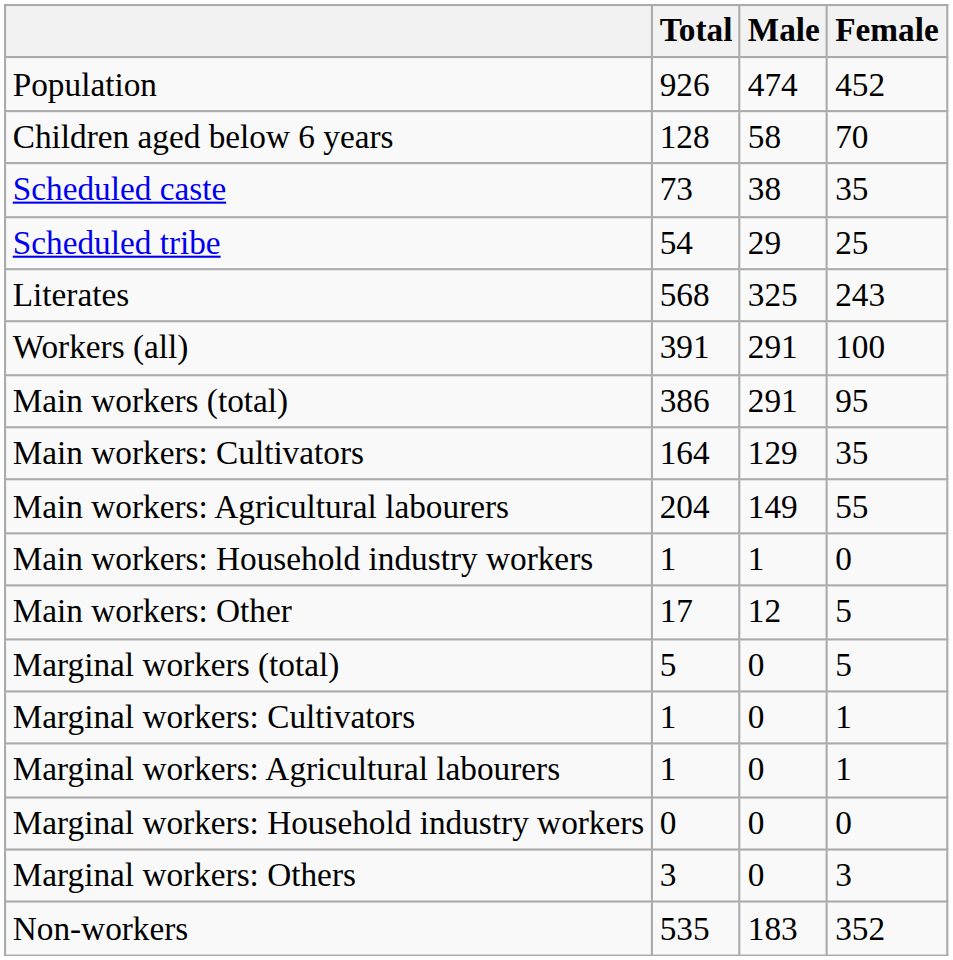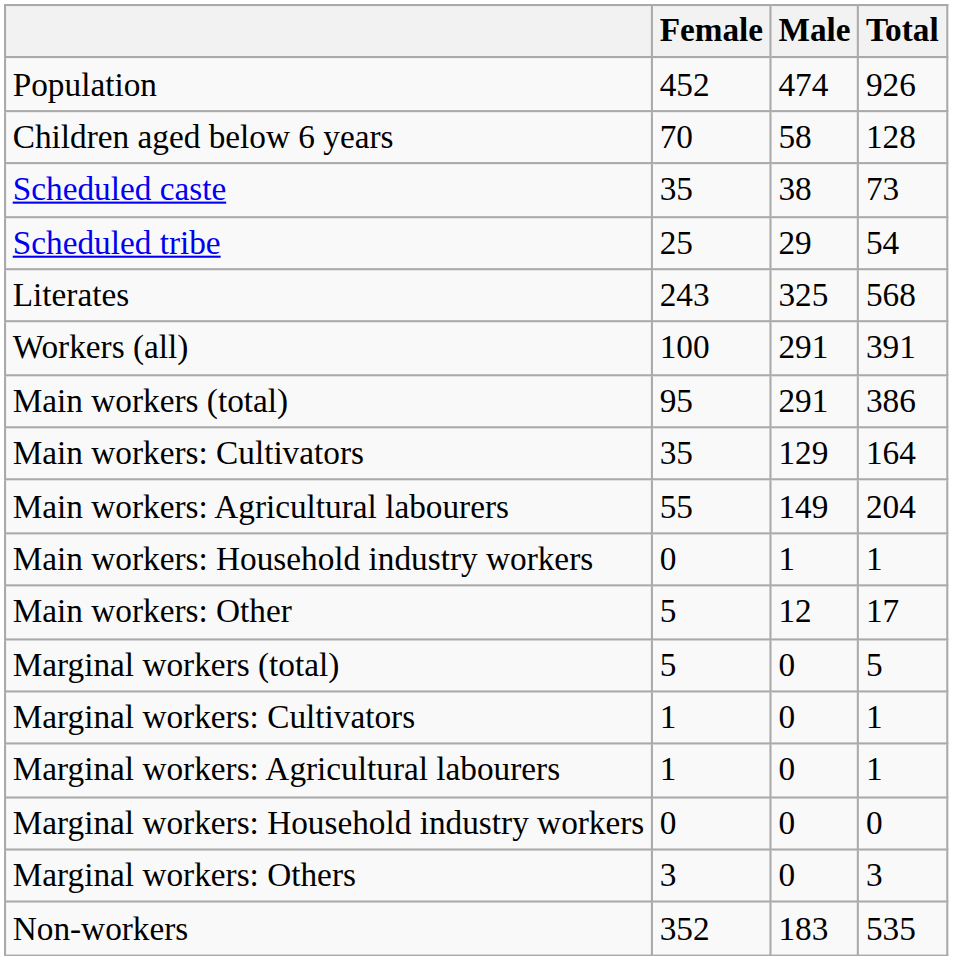columns swapped: (696, 30) <-> (887, 30)
